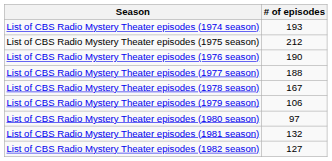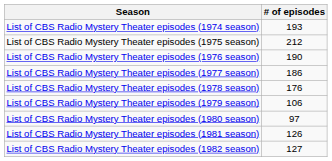(294, 73) 188 -> (294, 73) 186
(294, 88) 167 -> (294, 88) 176
(294, 133) 132 -> (294, 133) 126
